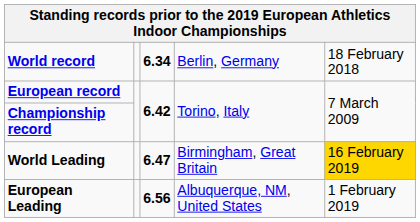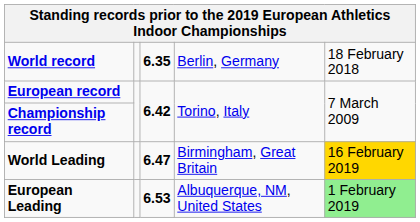(157, 61) 6.34 -> (157, 61) 6.35
(157, 198) 6.56 -> (157, 198) 6.53
(362, 198) no background -> (362, 198) lightgreen background
